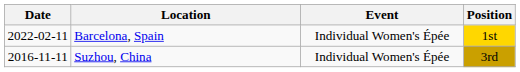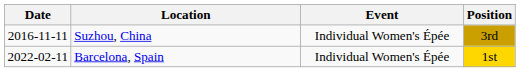rows swapped: (113, 56) <-> (119, 35)
